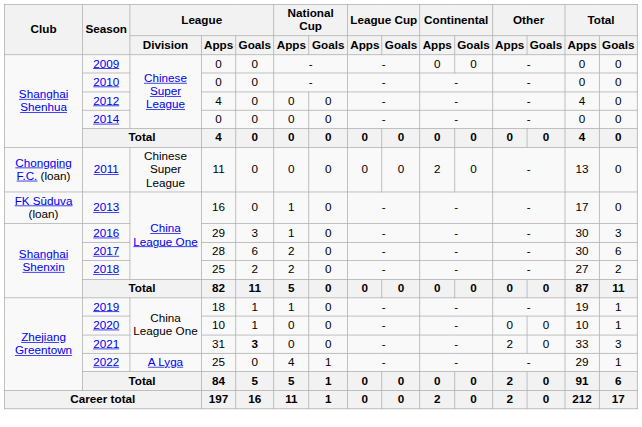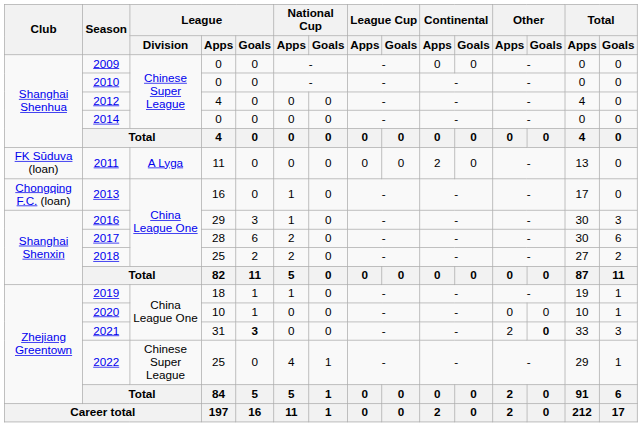(44, 169) Chongqing F.C. (loan) -> (44, 163) FK Sūduva (loan)
(165, 169) Chinese Super League -> (165, 163) A Lyga
(44, 207) FK Sūduva (loan) -> (44, 194) Chongqing F.C. (loan)
(546, 344) normal -> (546, 331) bold
(165, 362) A Lyga -> (165, 362) Chinese Super League
